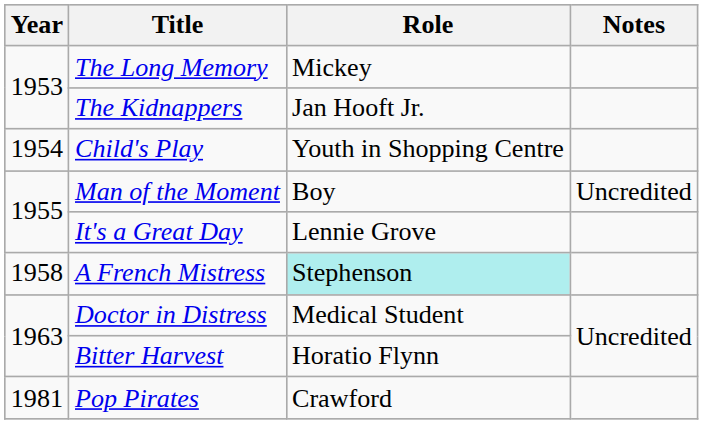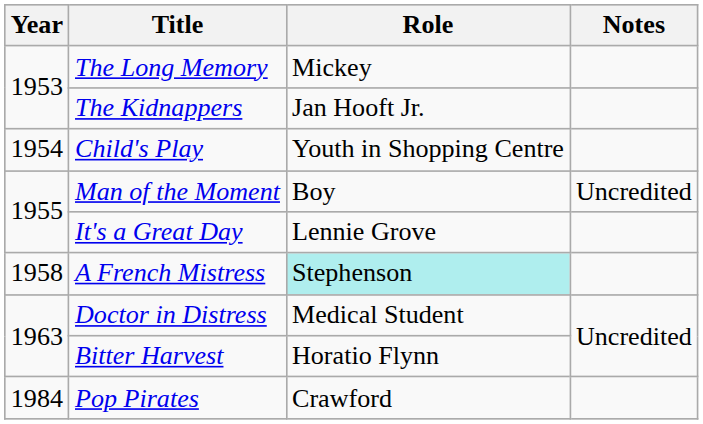(37, 397) 1981 -> (37, 397) 1984
